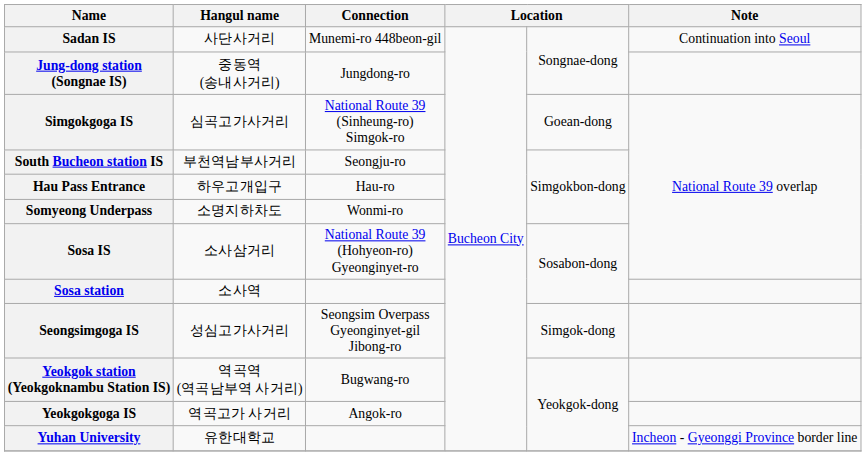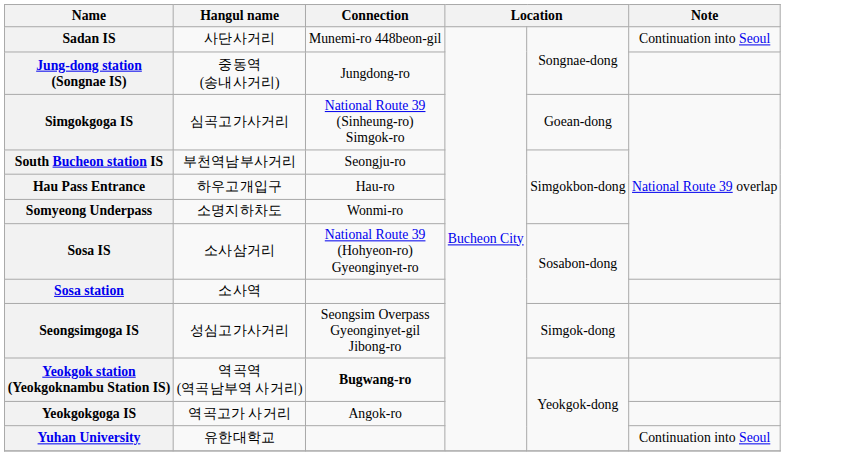(375, 379) normal -> (375, 379) bold
(745, 437) Incheon - Gyeonggi Province border line -> (705, 437) Continuation into Seoul
